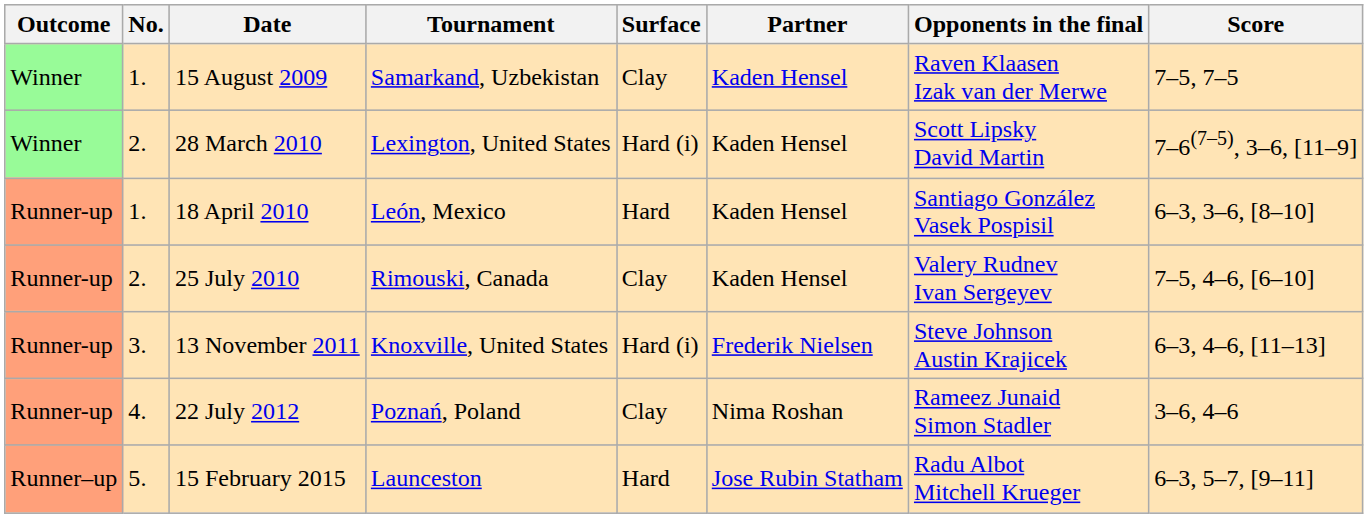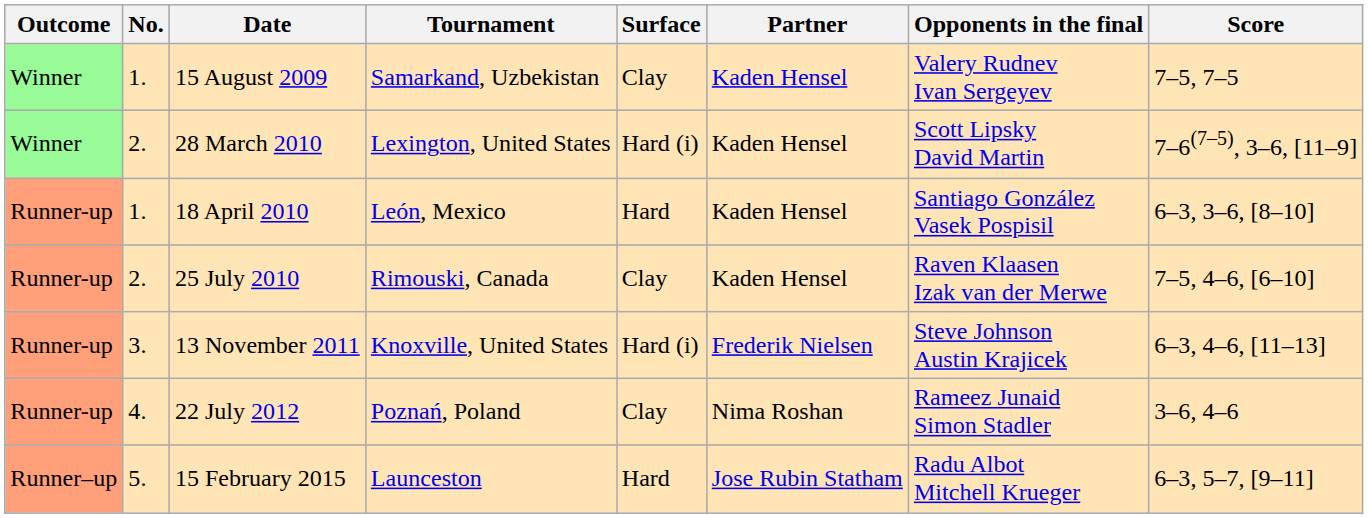(1010, 76) Raven Klaasen Izak van der Merwe -> (986, 76) Valery Rudnev Ivan Sergeyev
(986, 277) Valery Rudnev Ivan Sergeyev -> (1010, 277) Raven Klaasen Izak van der Merwe
